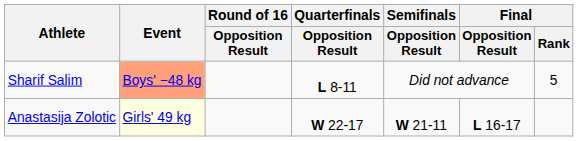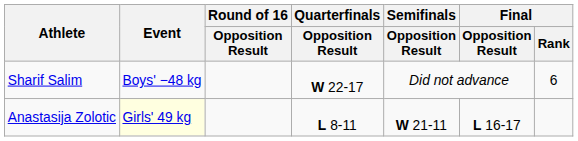(162, 80) lightsalmon background -> (162, 80) no background
(337, 88) L 8-11 -> (337, 88) W 22-17
(554, 80) 5 -> (554, 80) 6
(337, 125) W 22-17 -> (337, 125) L 8-11
